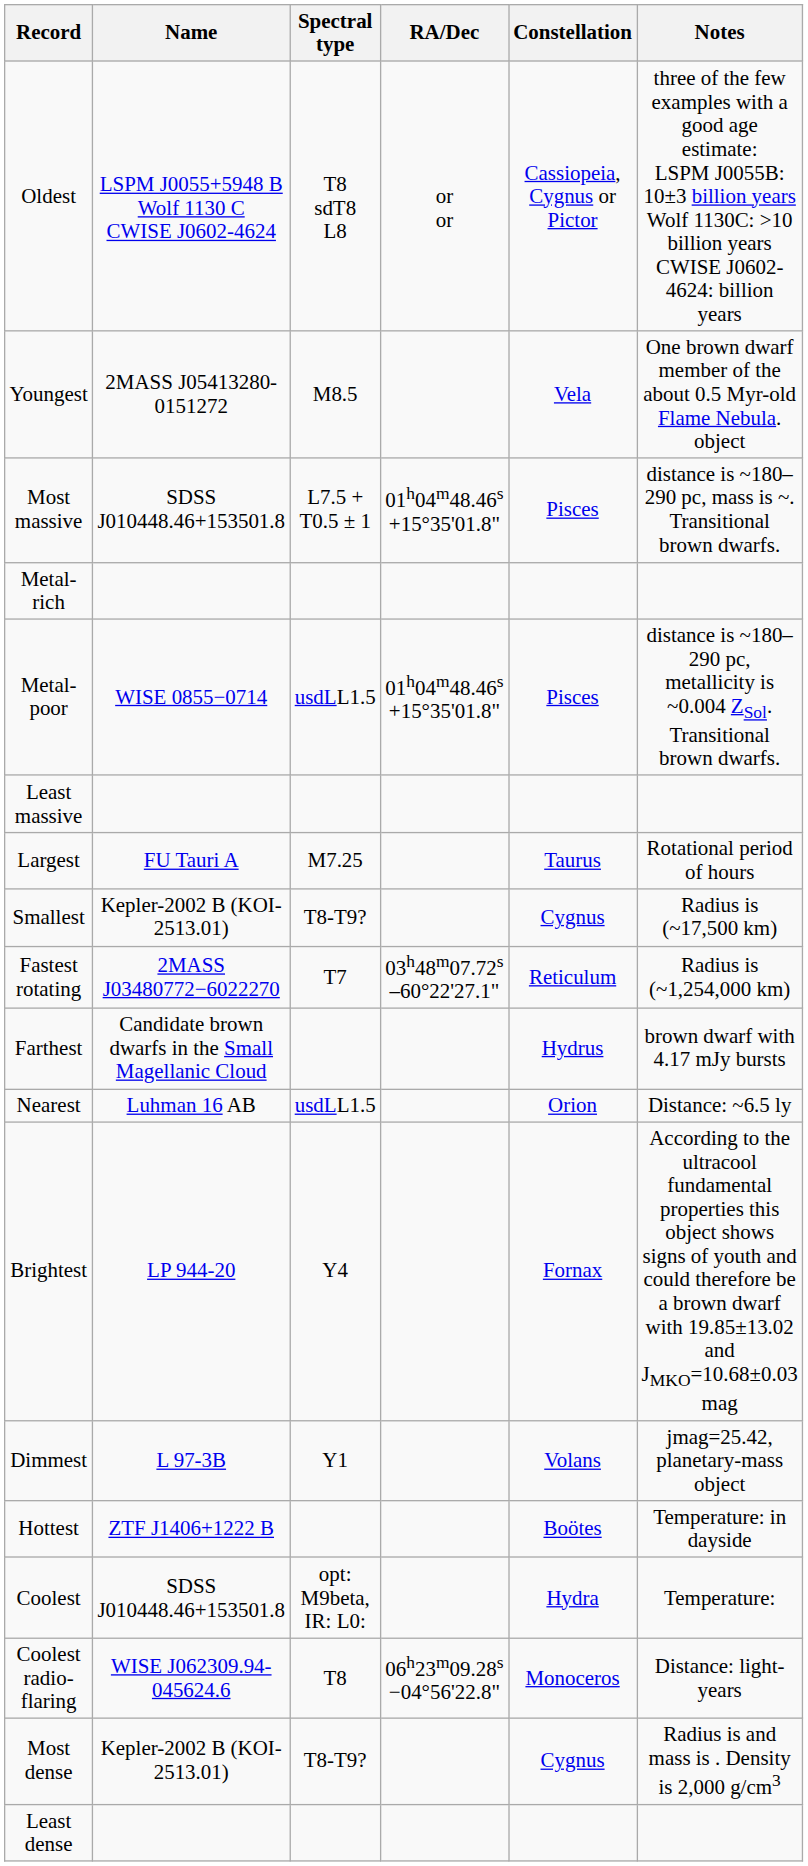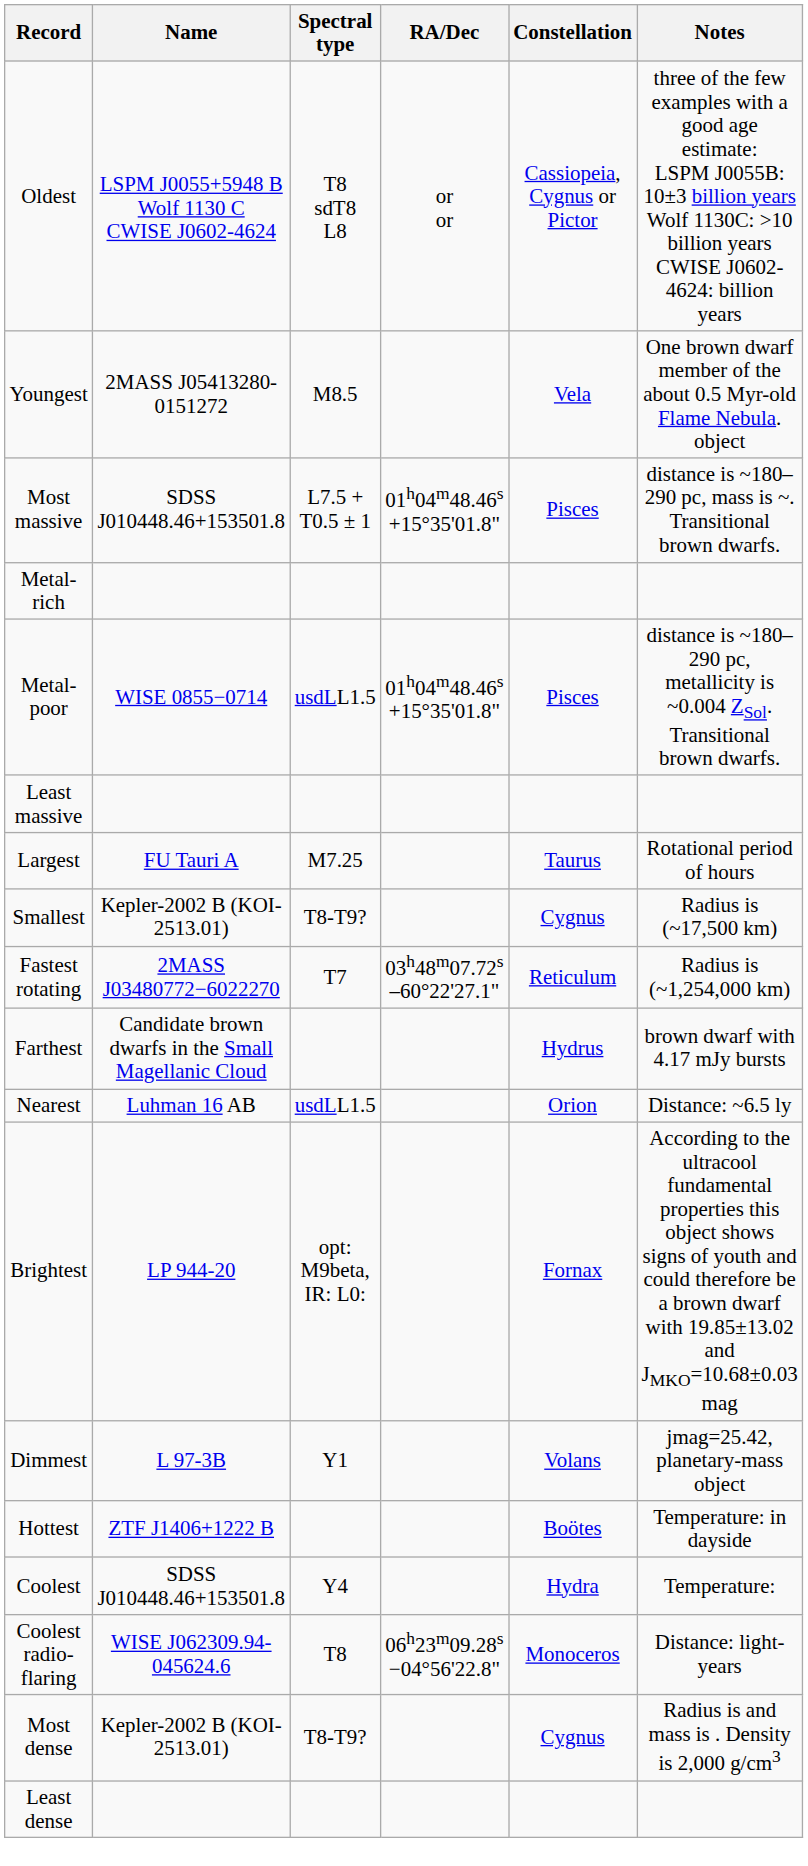(335, 1271) Y4 -> (335, 1271) opt: M9beta, IR: L0:
(335, 1597) opt: M9beta, IR: L0: -> (335, 1585) Y4
